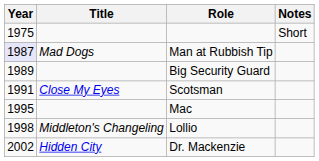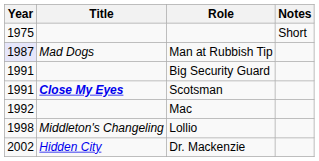(20, 71) 1989 -> (20, 71) 1991
(79, 90) normal -> (81, 90) bold
(20, 109) 1995 -> (20, 109) 1992
